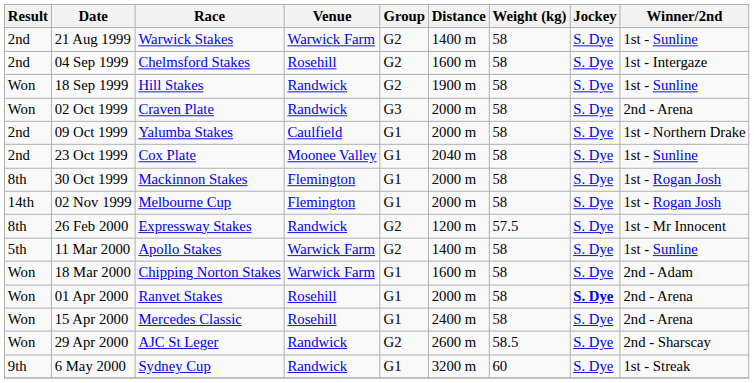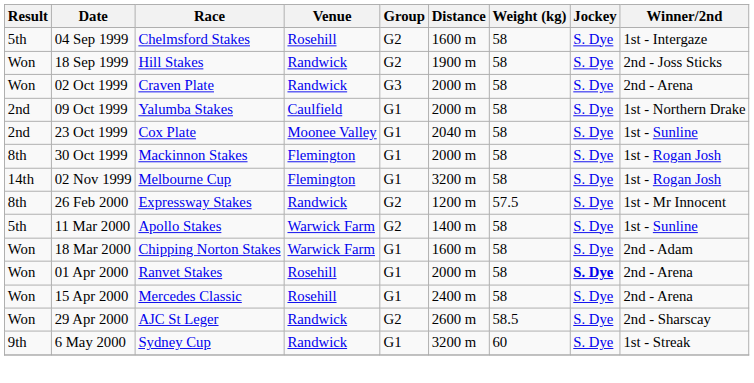- row: (93, 39)
(19, 62) 2nd -> (17, 39) 5th
(661, 86) 1st - Sunline -> (673, 62) 2nd - Joss Sticks
(454, 202) 2000 m -> (454, 179) 3200 m
